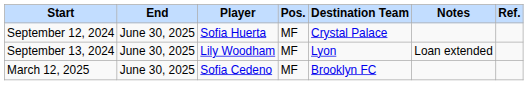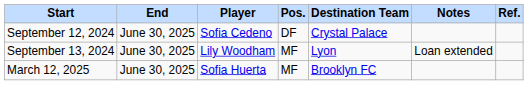(233, 32) Sofia Huerta -> (236, 32) Sofia Cedeno
(289, 32) MF -> (289, 32) DF
(236, 70) Sofia Cedeno -> (233, 70) Sofia Huerta
